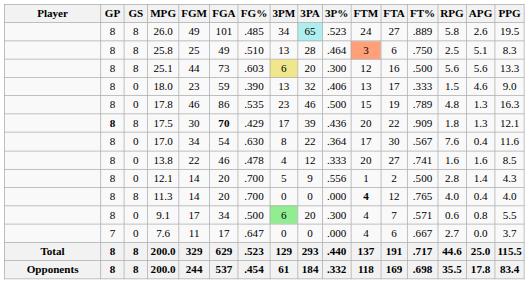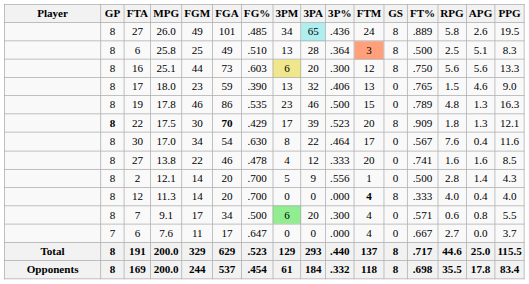columns swapped: (136, 13) <-> (394, 13)
(337, 32) .523 -> (340, 32) .436
(337, 50) .464 -> (340, 50) .364
(423, 50) .750 -> (423, 50) .500
(423, 68) .500 -> (423, 68) .750
(423, 87) .333 -> (423, 87) .765
(337, 123) .436 -> (340, 123) .523
(337, 141) .364 -> (340, 141) .464
(423, 196) .765 -> (423, 196) .333
